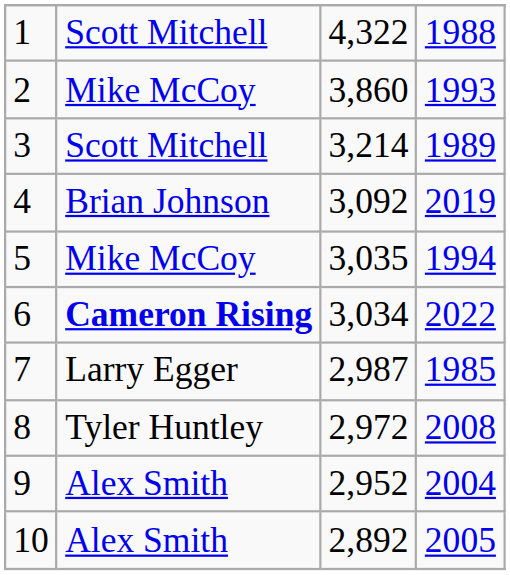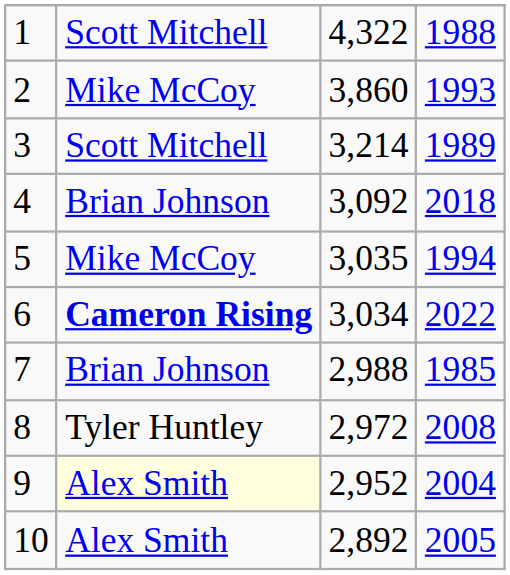(460, 201) 2019 -> (460, 201) 2018
(151, 370) Larry Egger -> (167, 370) Brian Johnson
(369, 370) 2,987 -> (369, 370) 2,988
(147, 483) no background -> (147, 483) lightyellow background
